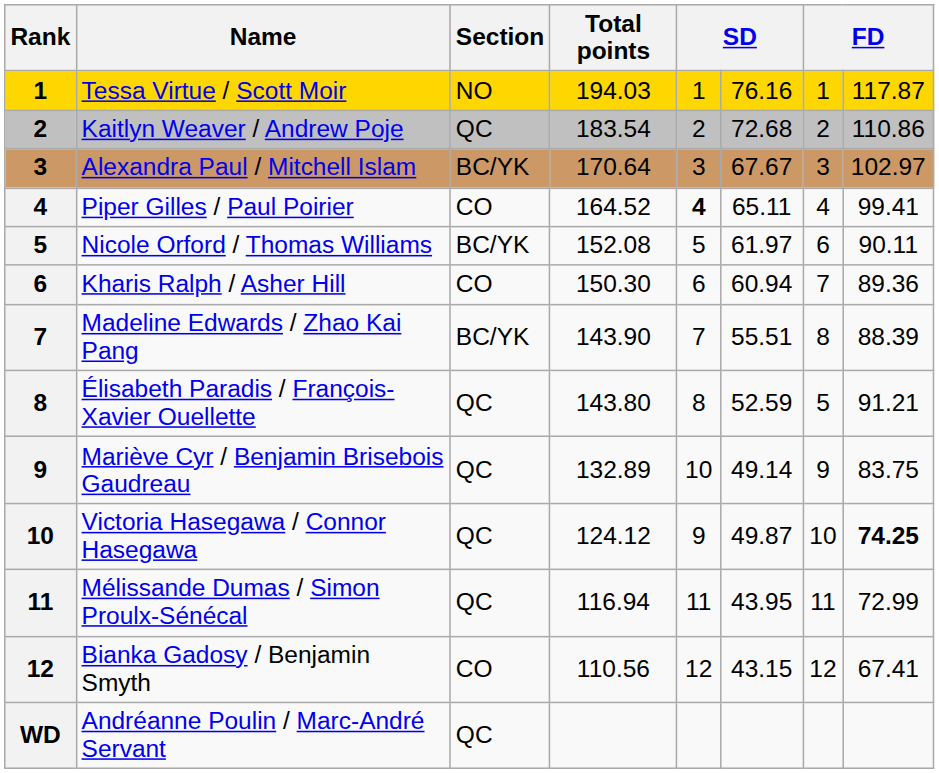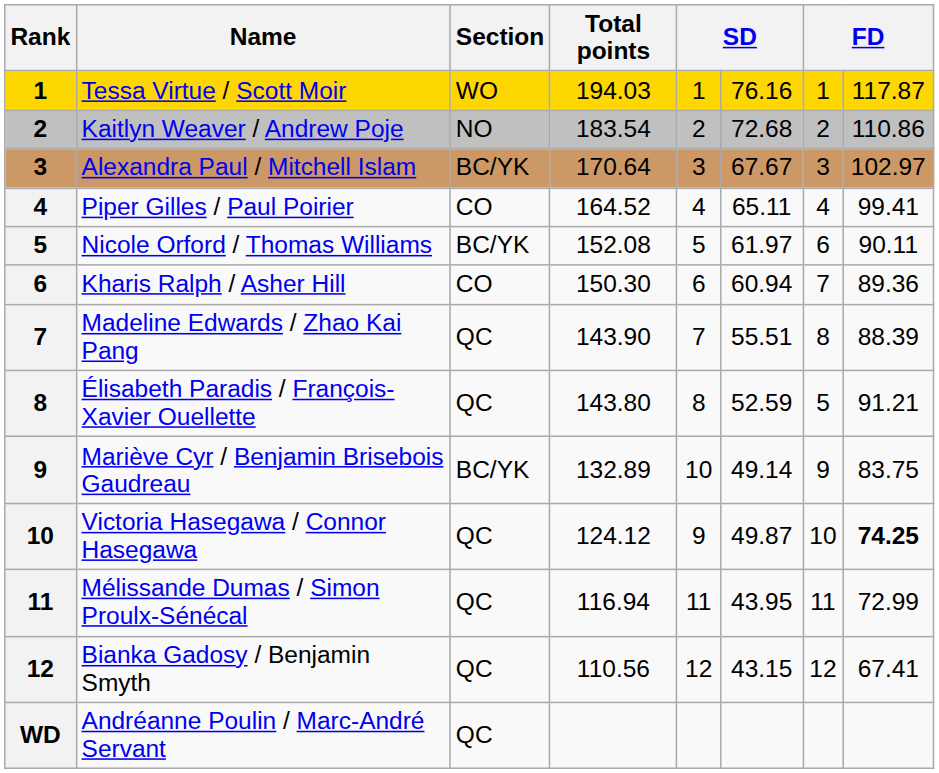(474, 90) NO -> (477, 90) WO
(474, 129) QC -> (474, 129) NO
(699, 206) bold -> (699, 206) normal
(493, 336) BC/YK -> (474, 336) QC
(474, 469) QC -> (493, 469) BC/YK
(474, 668) CO -> (474, 668) QC
